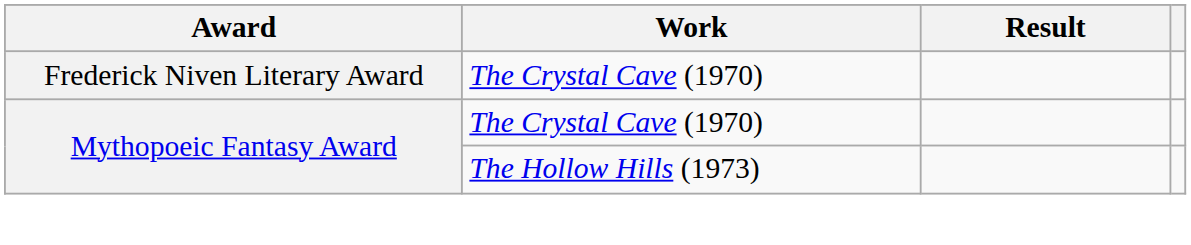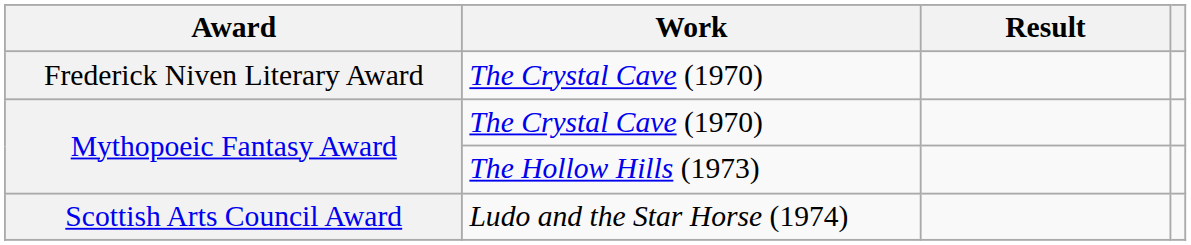+ row: (234, 215)
